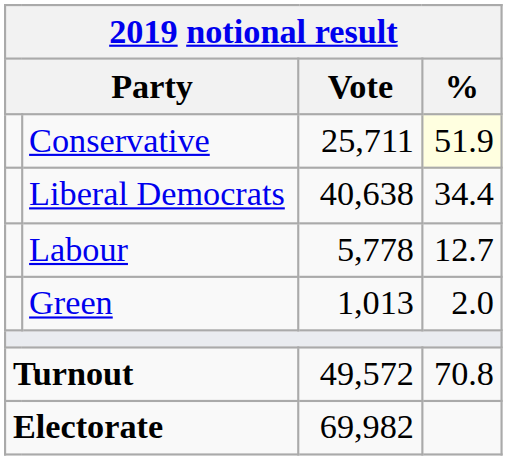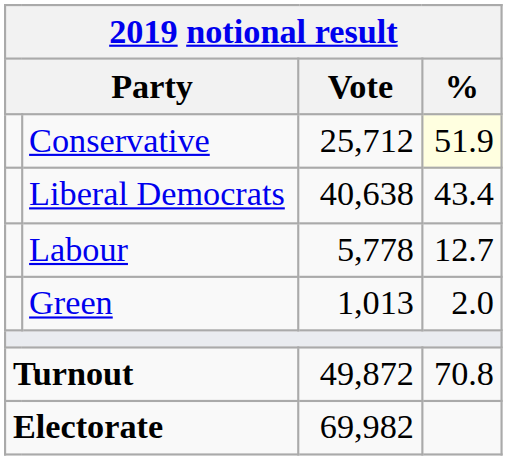(367, 140) 25,711 -> (367, 140) 25,712
(464, 194) 34.4 -> (464, 194) 43.4
(367, 373) 49,572 -> (367, 373) 49,872
